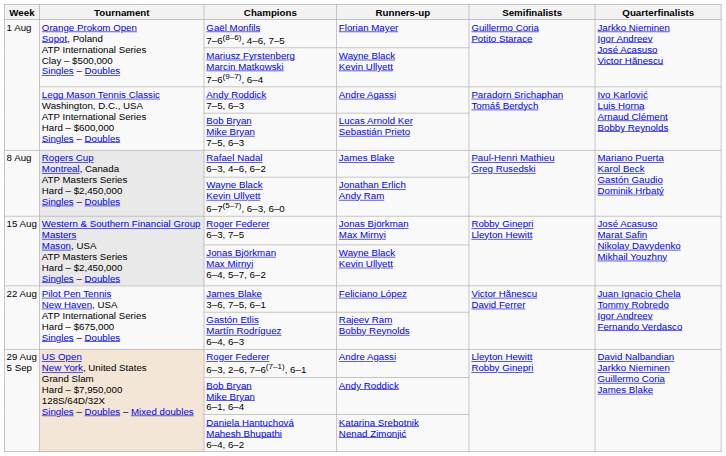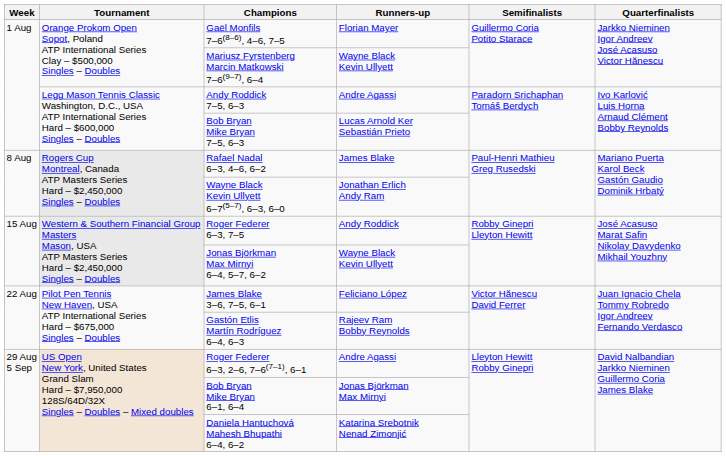(374, 229) Jonas Björkman Max Mirnyi -> (369, 224) Andy Roddick
(369, 385) Andy Roddick -> (374, 391) Jonas Björkman Max Mirnyi
